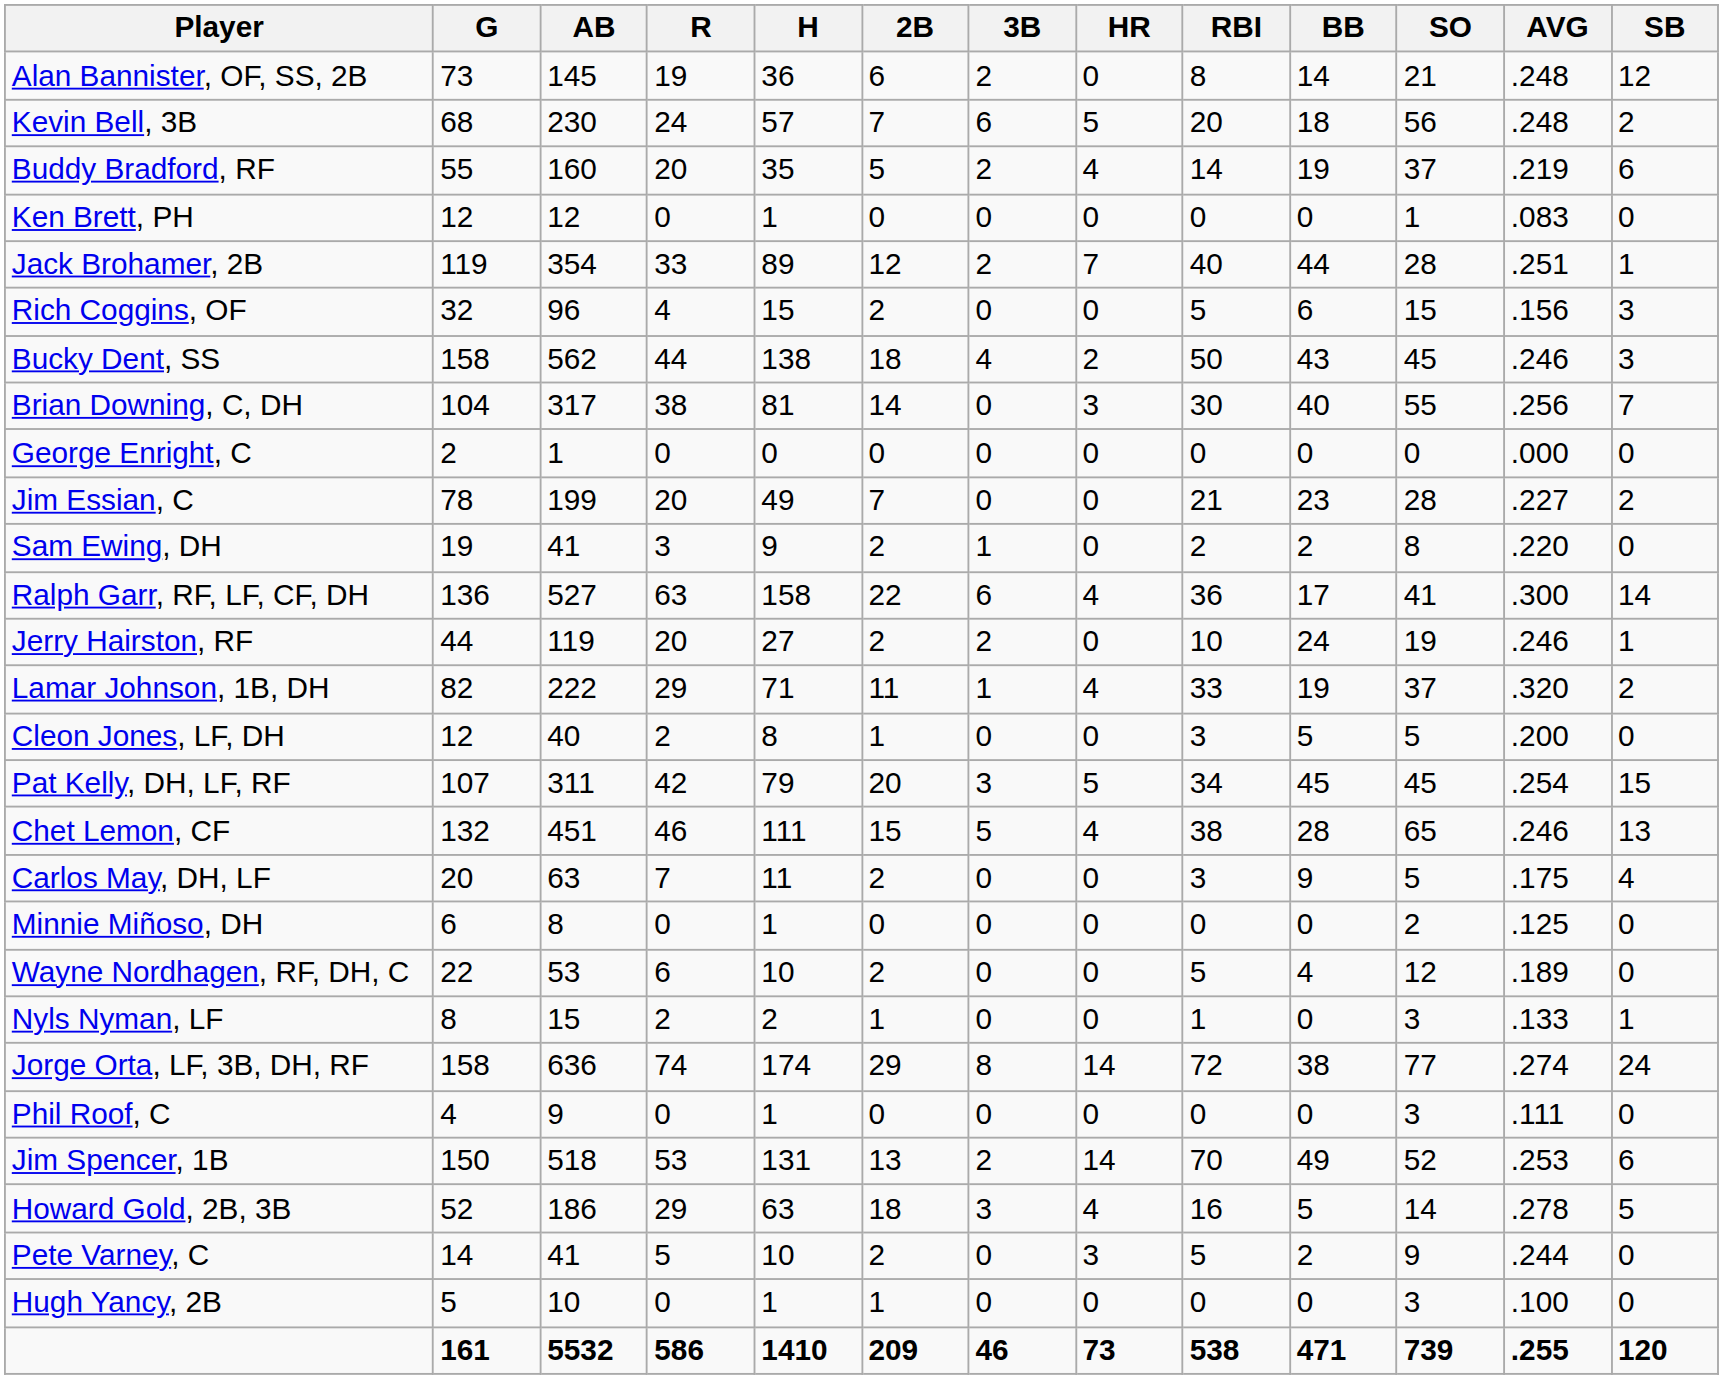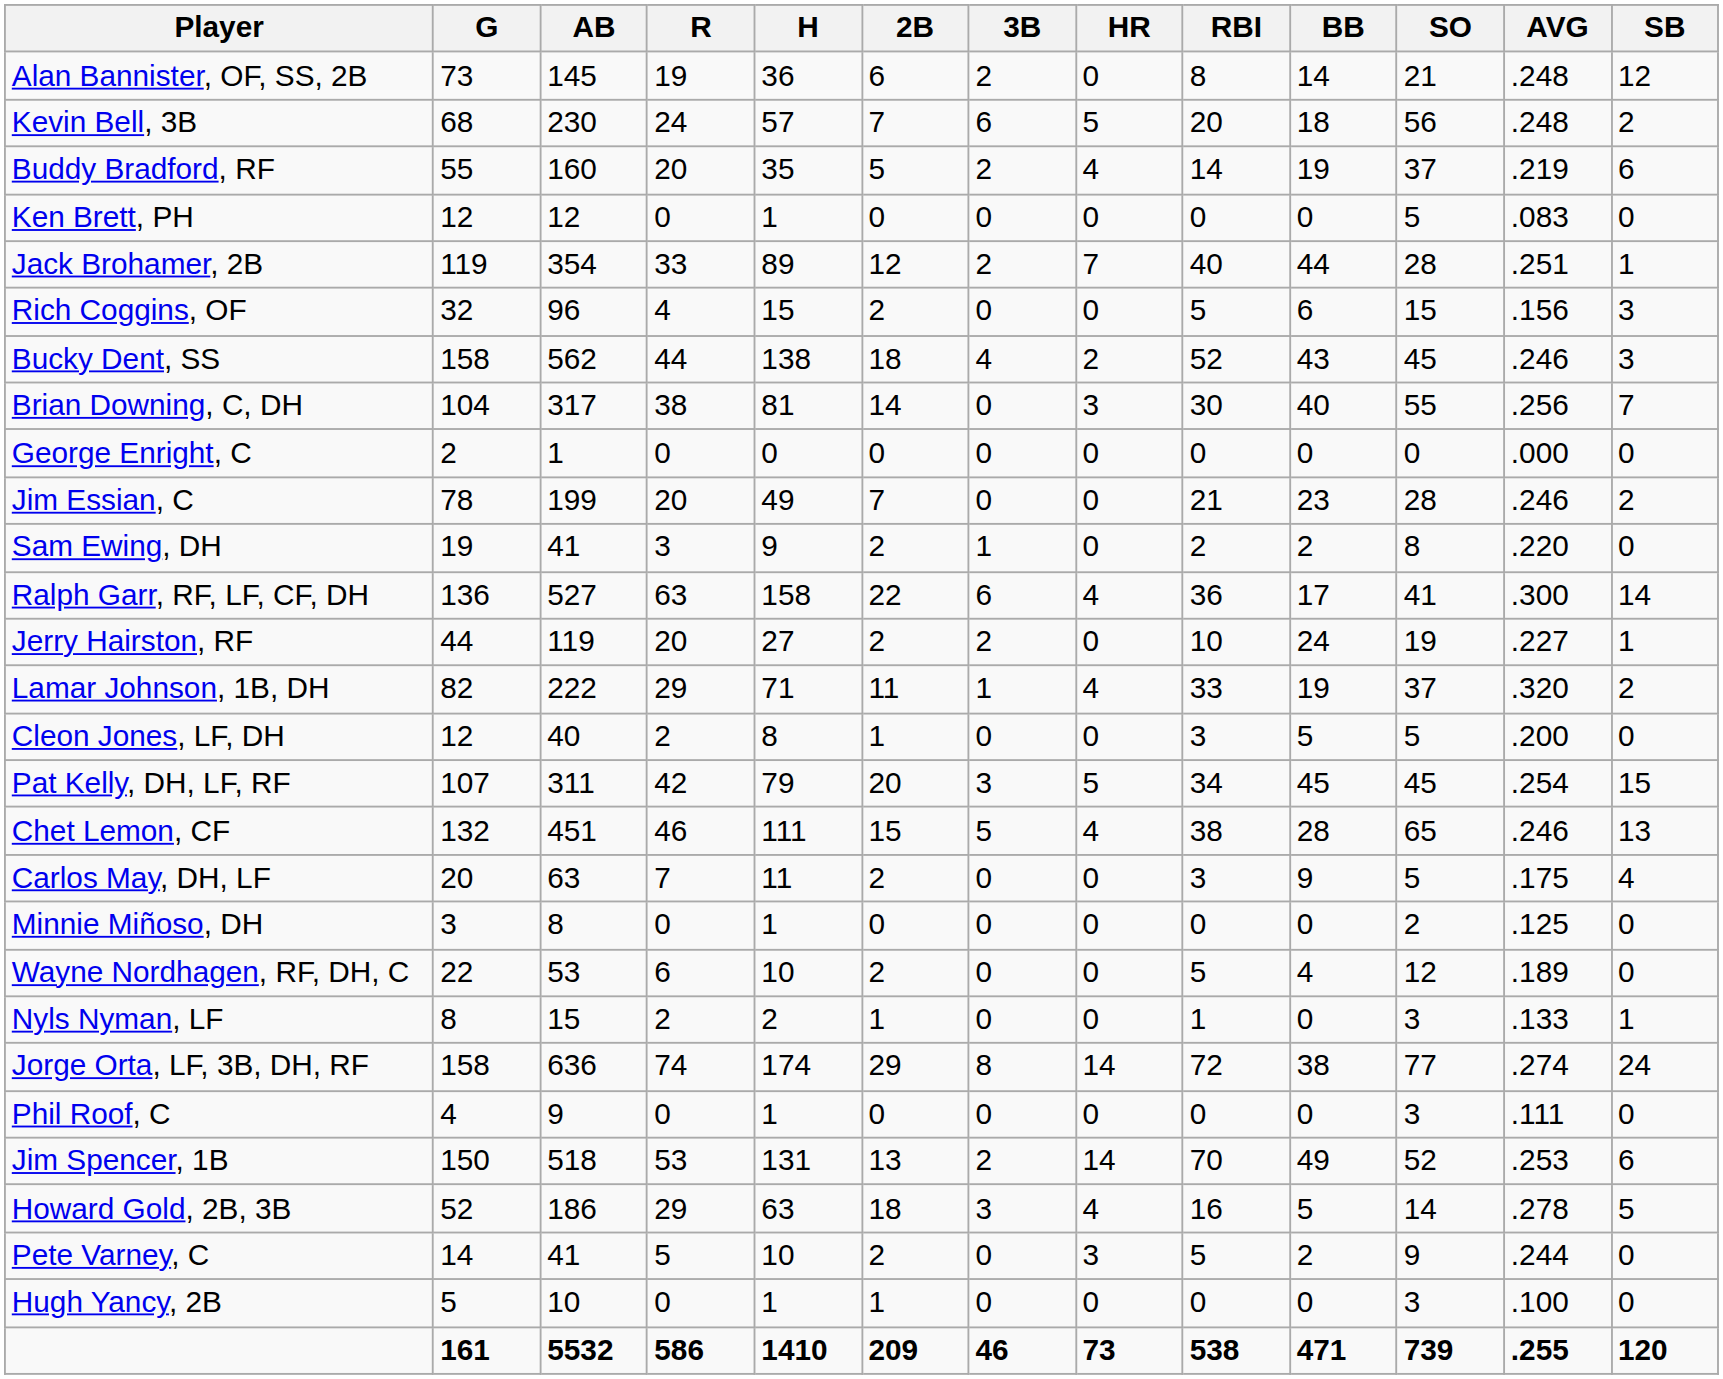(1412, 216) 1 -> (1412, 216) 5
(1206, 358) 50 -> (1206, 358) 52
(1540, 500) .227 -> (1540, 500) .246
(1540, 641) .246 -> (1540, 641) .227
(448, 924) 6 -> (448, 924) 3
